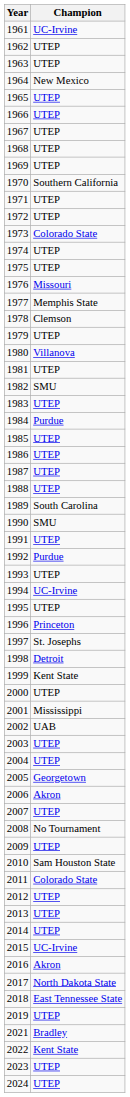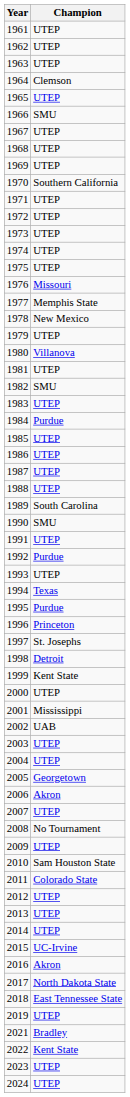(55, 30) UC-Irvine -> (47, 30) UTEP
(61, 81) New Mexico -> (52, 81) Clemson
(47, 115) UTEP -> (45, 115) SMU
(65, 234) Colorado State -> (47, 234) UTEP
(52, 319) Clemson -> (61, 319) New Mexico
(55, 591) UC-Irvine -> (46, 591) Texas
(47, 608) UTEP -> (48, 608) Purdue
